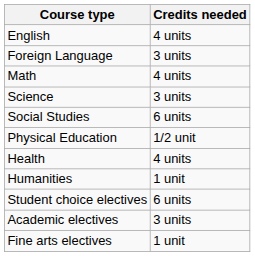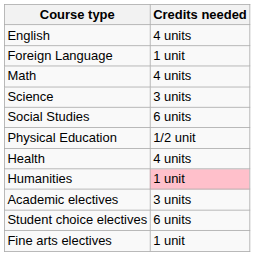(172, 55) 3 units -> (169, 55) 1 unit
(169, 179) no background -> (169, 179) pink background
rows swapped: (63, 220) <-> (77, 199)
